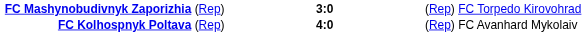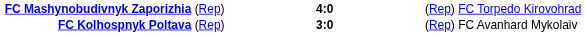(325, 9) 3:0 -> (325, 9) 4:0
(325, 25) 4:0 -> (325, 25) 3:0
